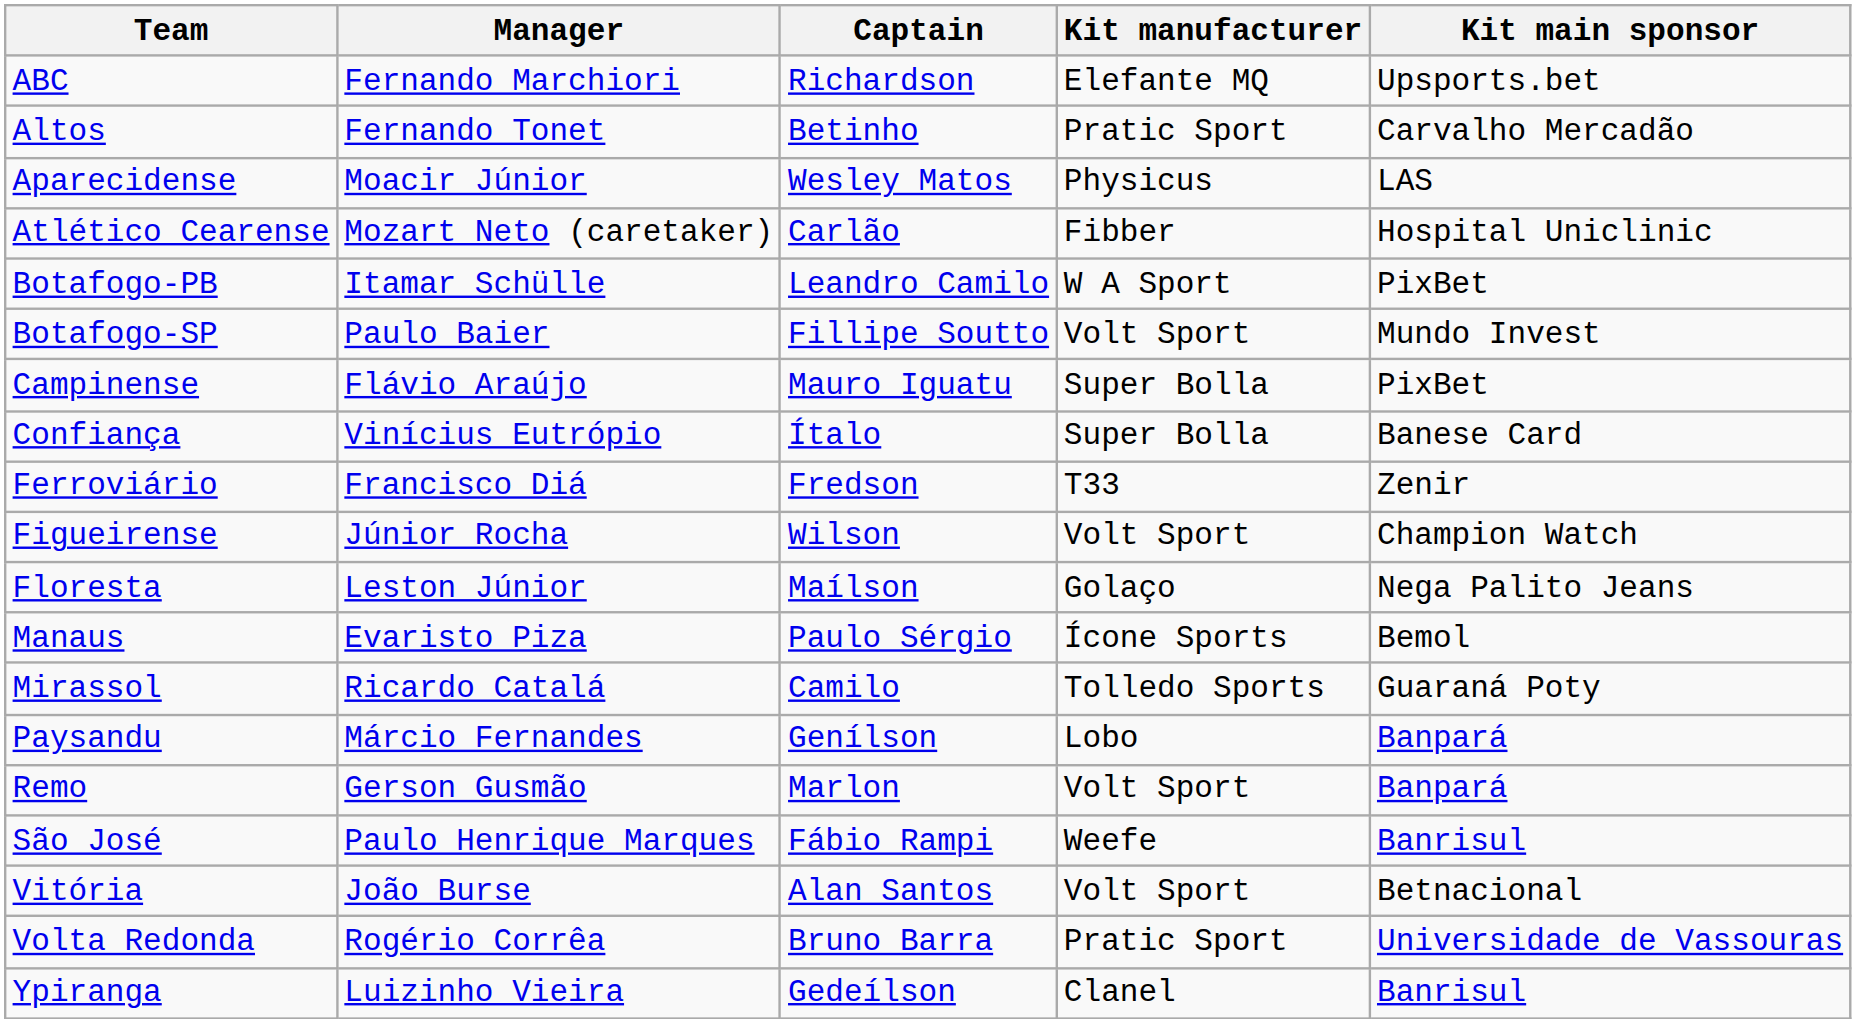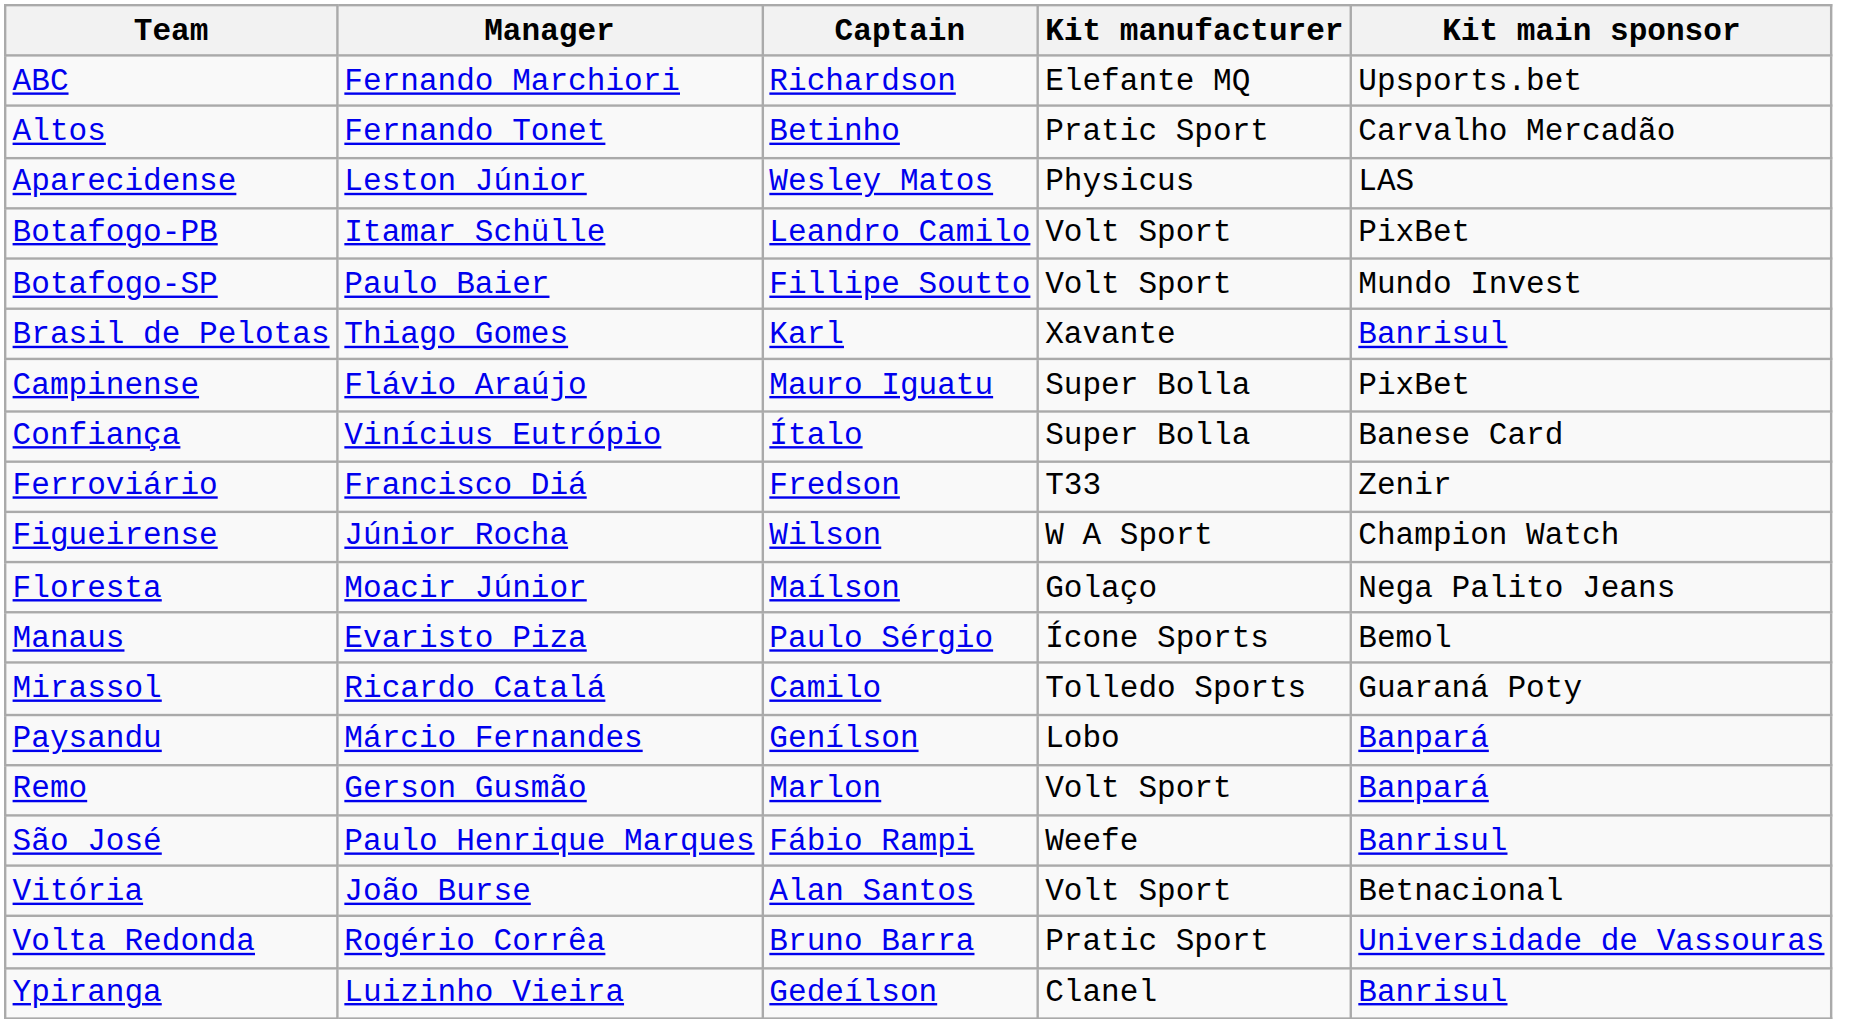(466, 182) Moacir Júnior -> (466, 182) Leston Júnior
- row: (171, 233)
(1148, 284) W A Sport -> (1138, 233) Volt Sport
+ row: (171, 334)
(1157, 537) Volt Sport -> (1129, 537) W A Sport
(466, 588) Leston Júnior -> (466, 588) Moacir Júnior
